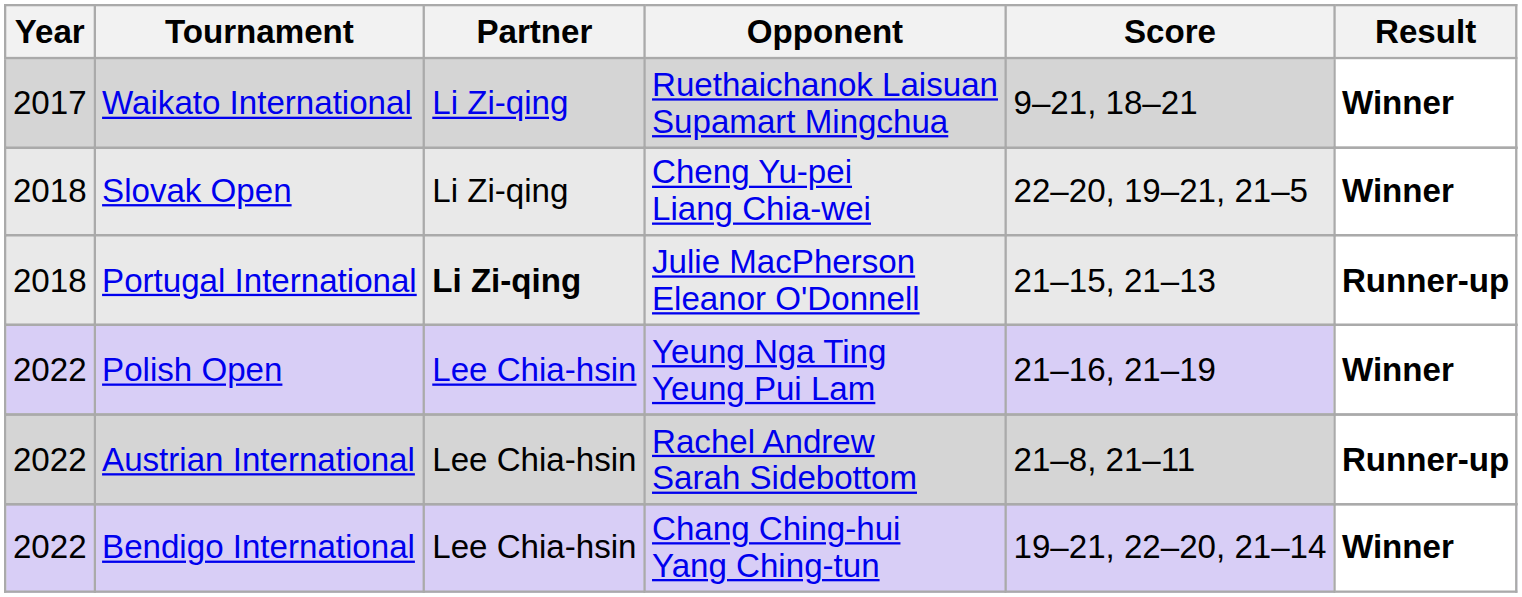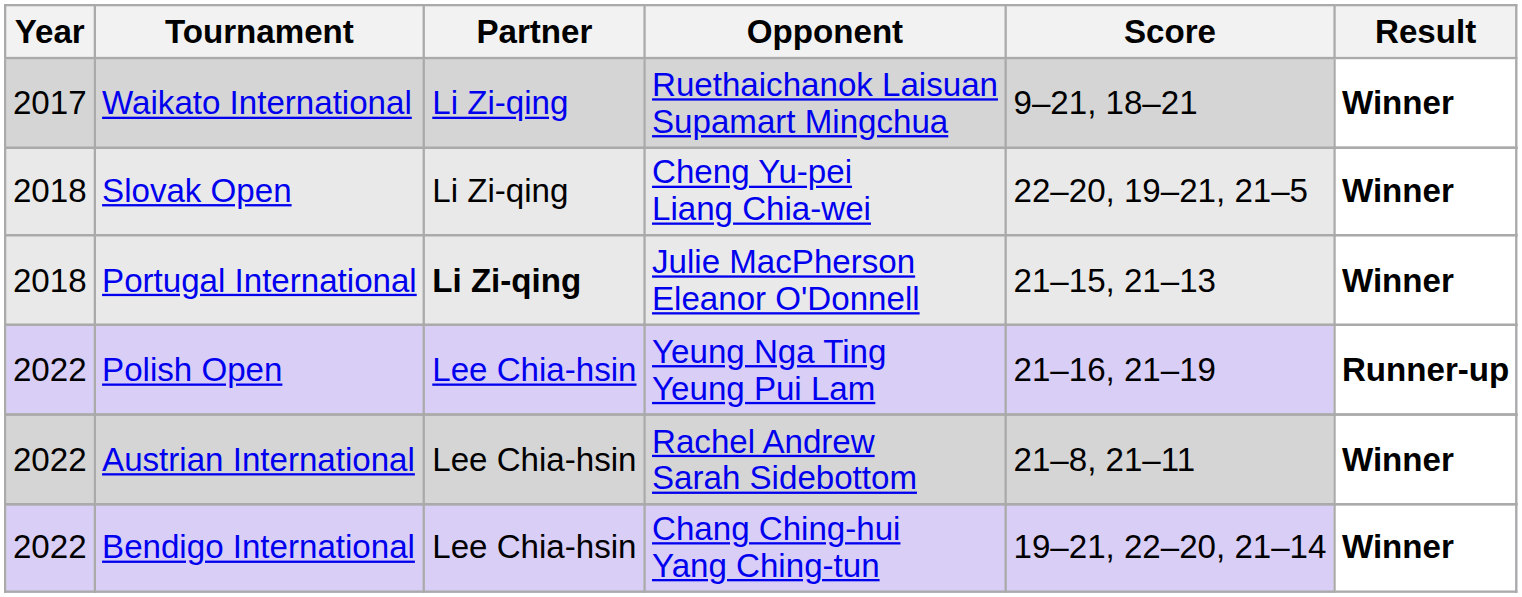(1426, 281) Runner-up -> (1398, 281) Winner
(1398, 370) Winner -> (1426, 370) Runner-up
(1426, 459) Runner-up -> (1398, 459) Winner
